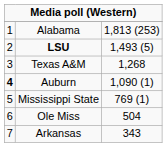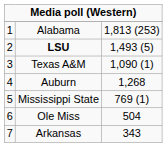(132, 64) 1,268 -> (132, 64) 1,090 (1)
(10, 82) bold -> (10, 82) normal
(132, 82) 1,090 (1) -> (132, 82) 1,268
